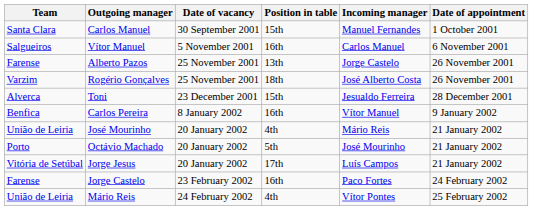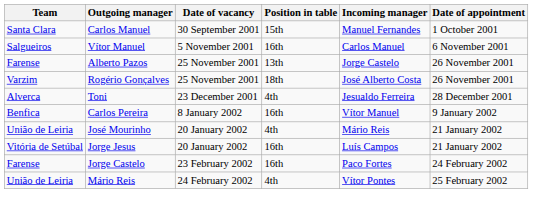(274, 96) 15th -> (271, 96) 4th
- row: (126, 146)
(274, 163) 17th -> (274, 146) 16th
